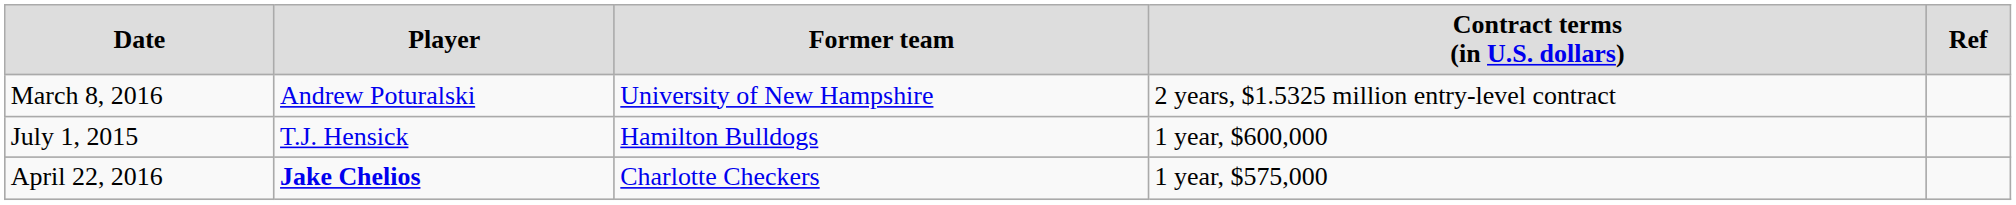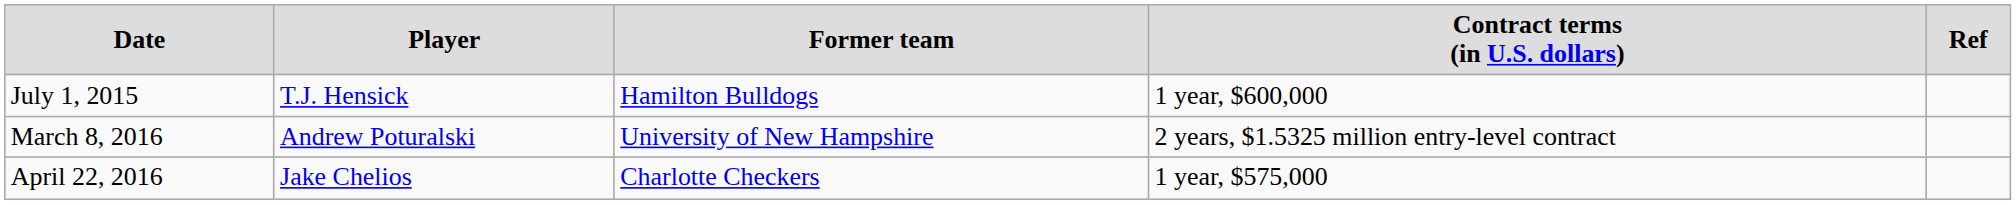rows swapped: (75, 136) <-> (87, 95)
(350, 177) bold -> (346, 177) normal
